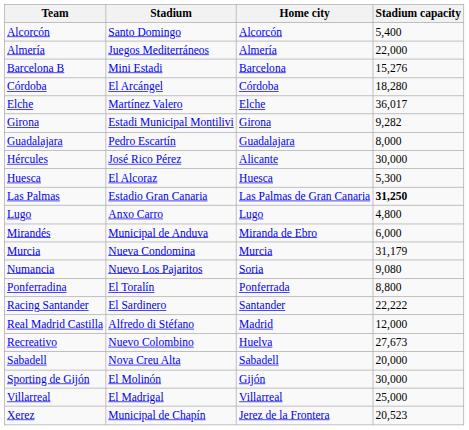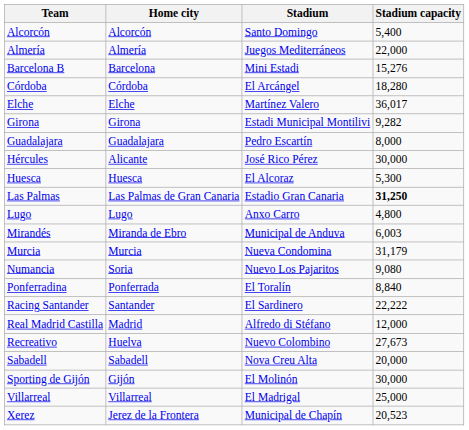columns swapped: (305, 13) <-> (171, 13)
(388, 232) 6,000 -> (388, 232) 6,003
(388, 287) 8,800 -> (388, 287) 8,840
